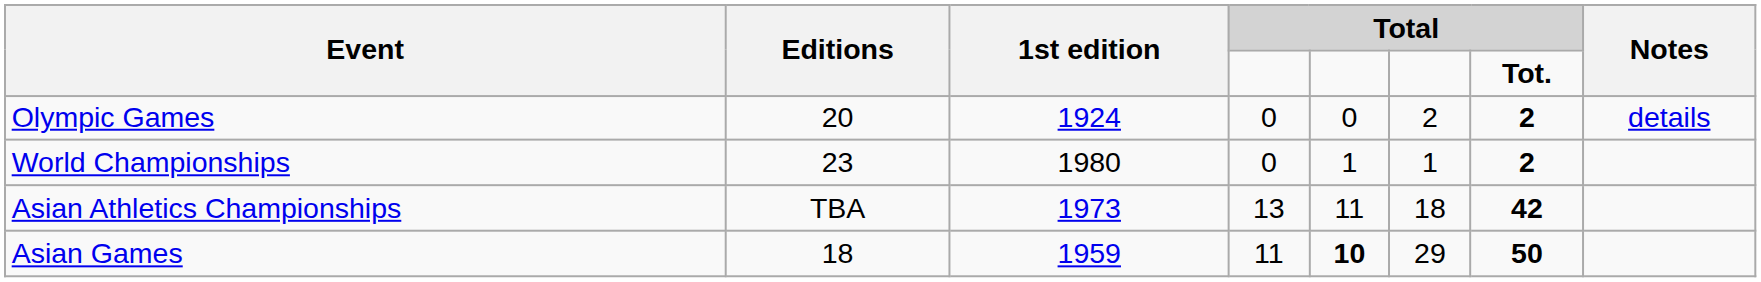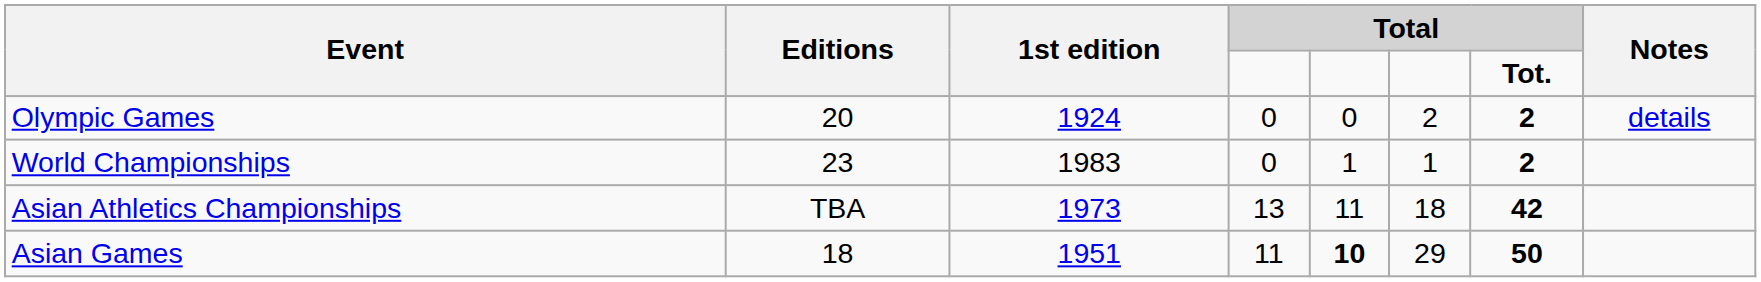(1089, 163) 1980 -> (1089, 163) 1983
(1089, 253) 1959 -> (1089, 253) 1951
